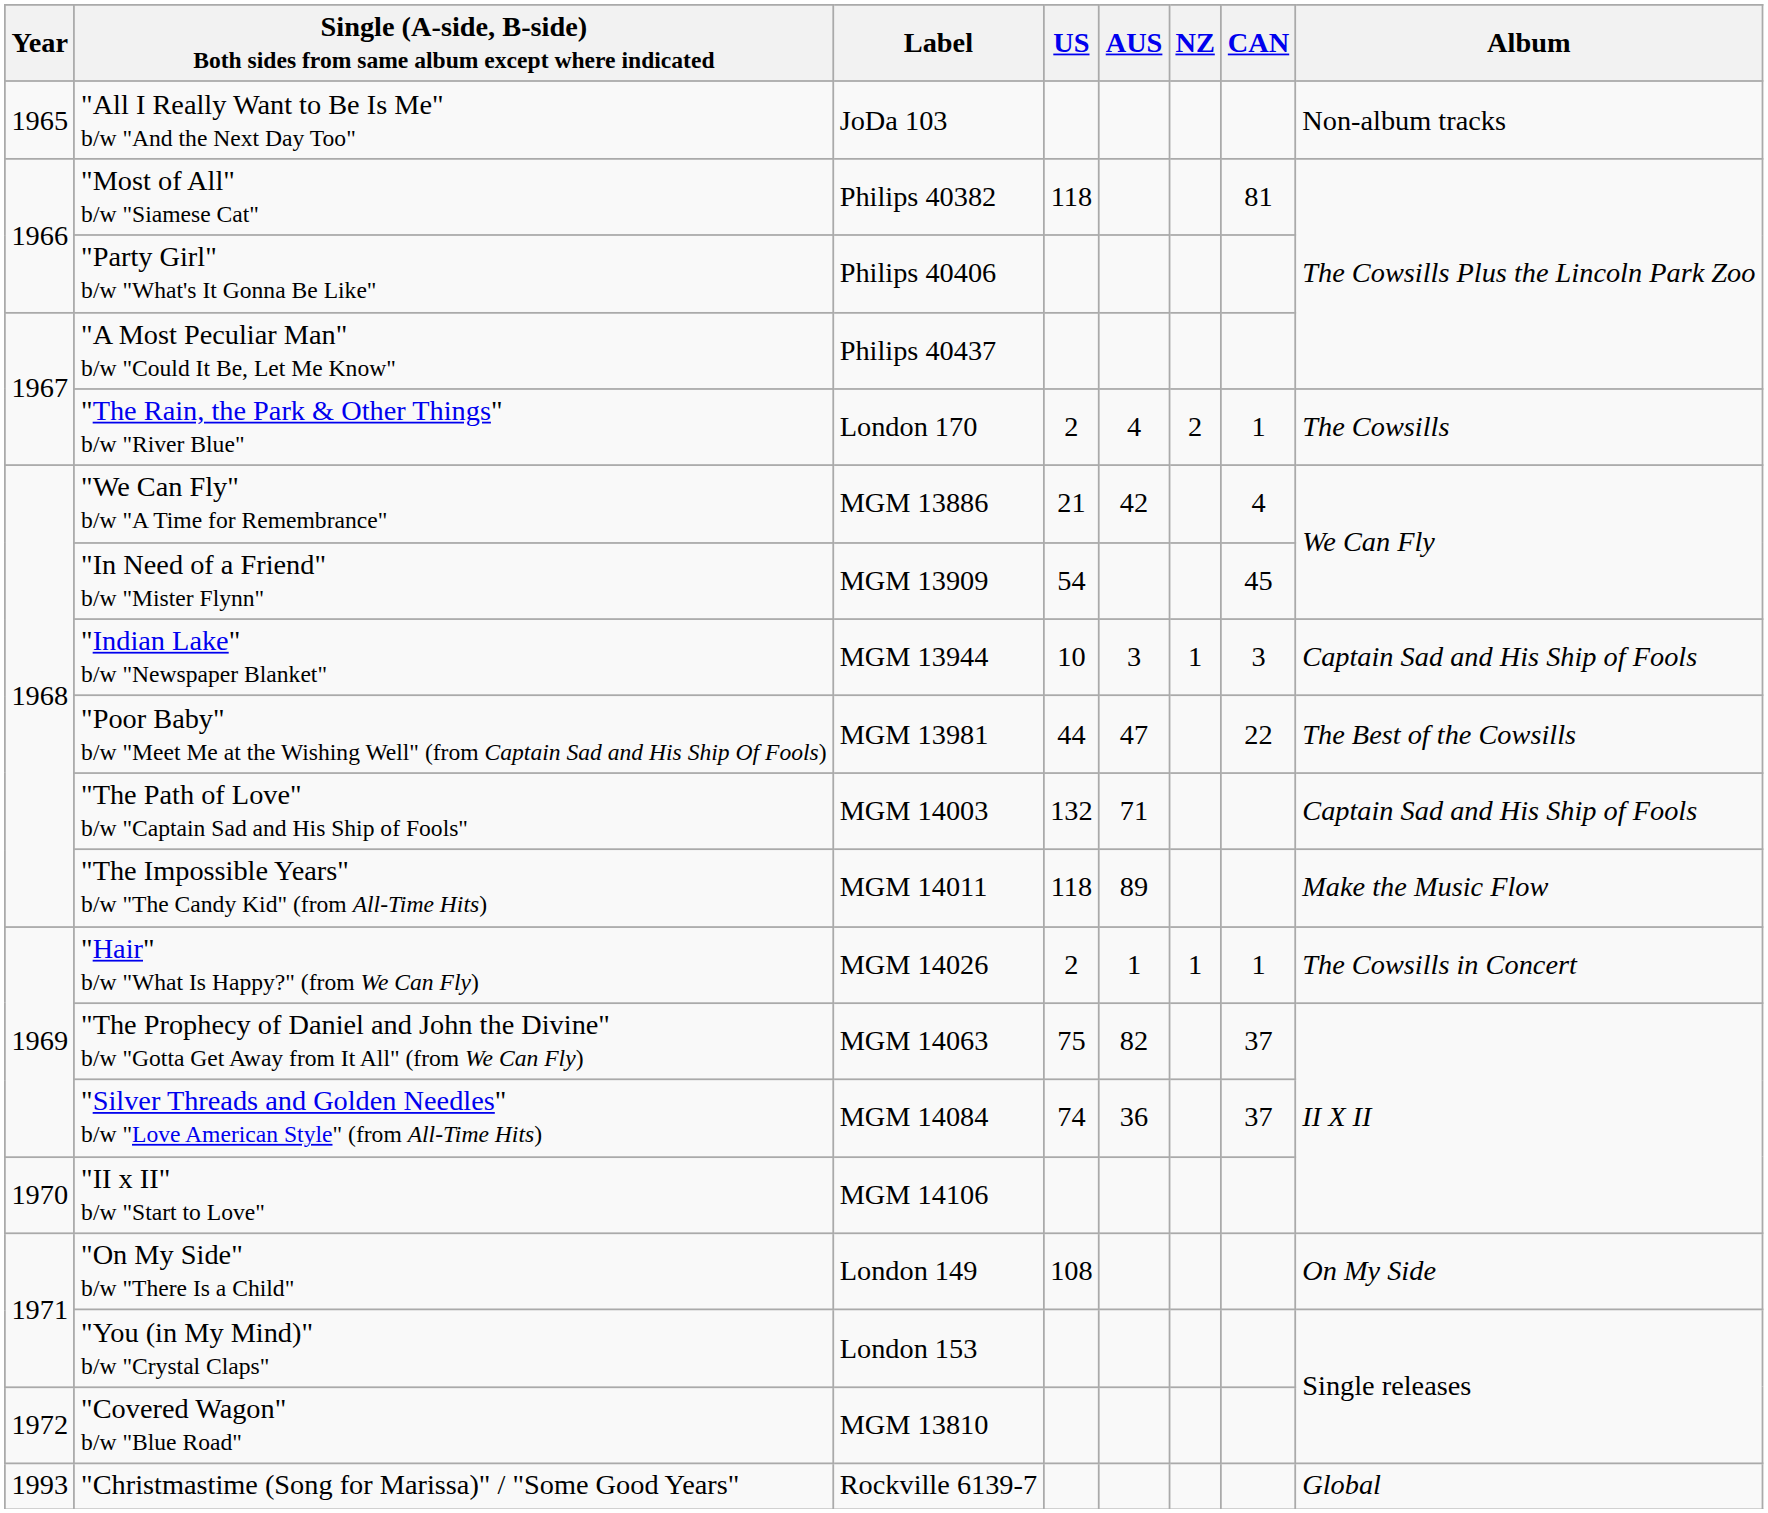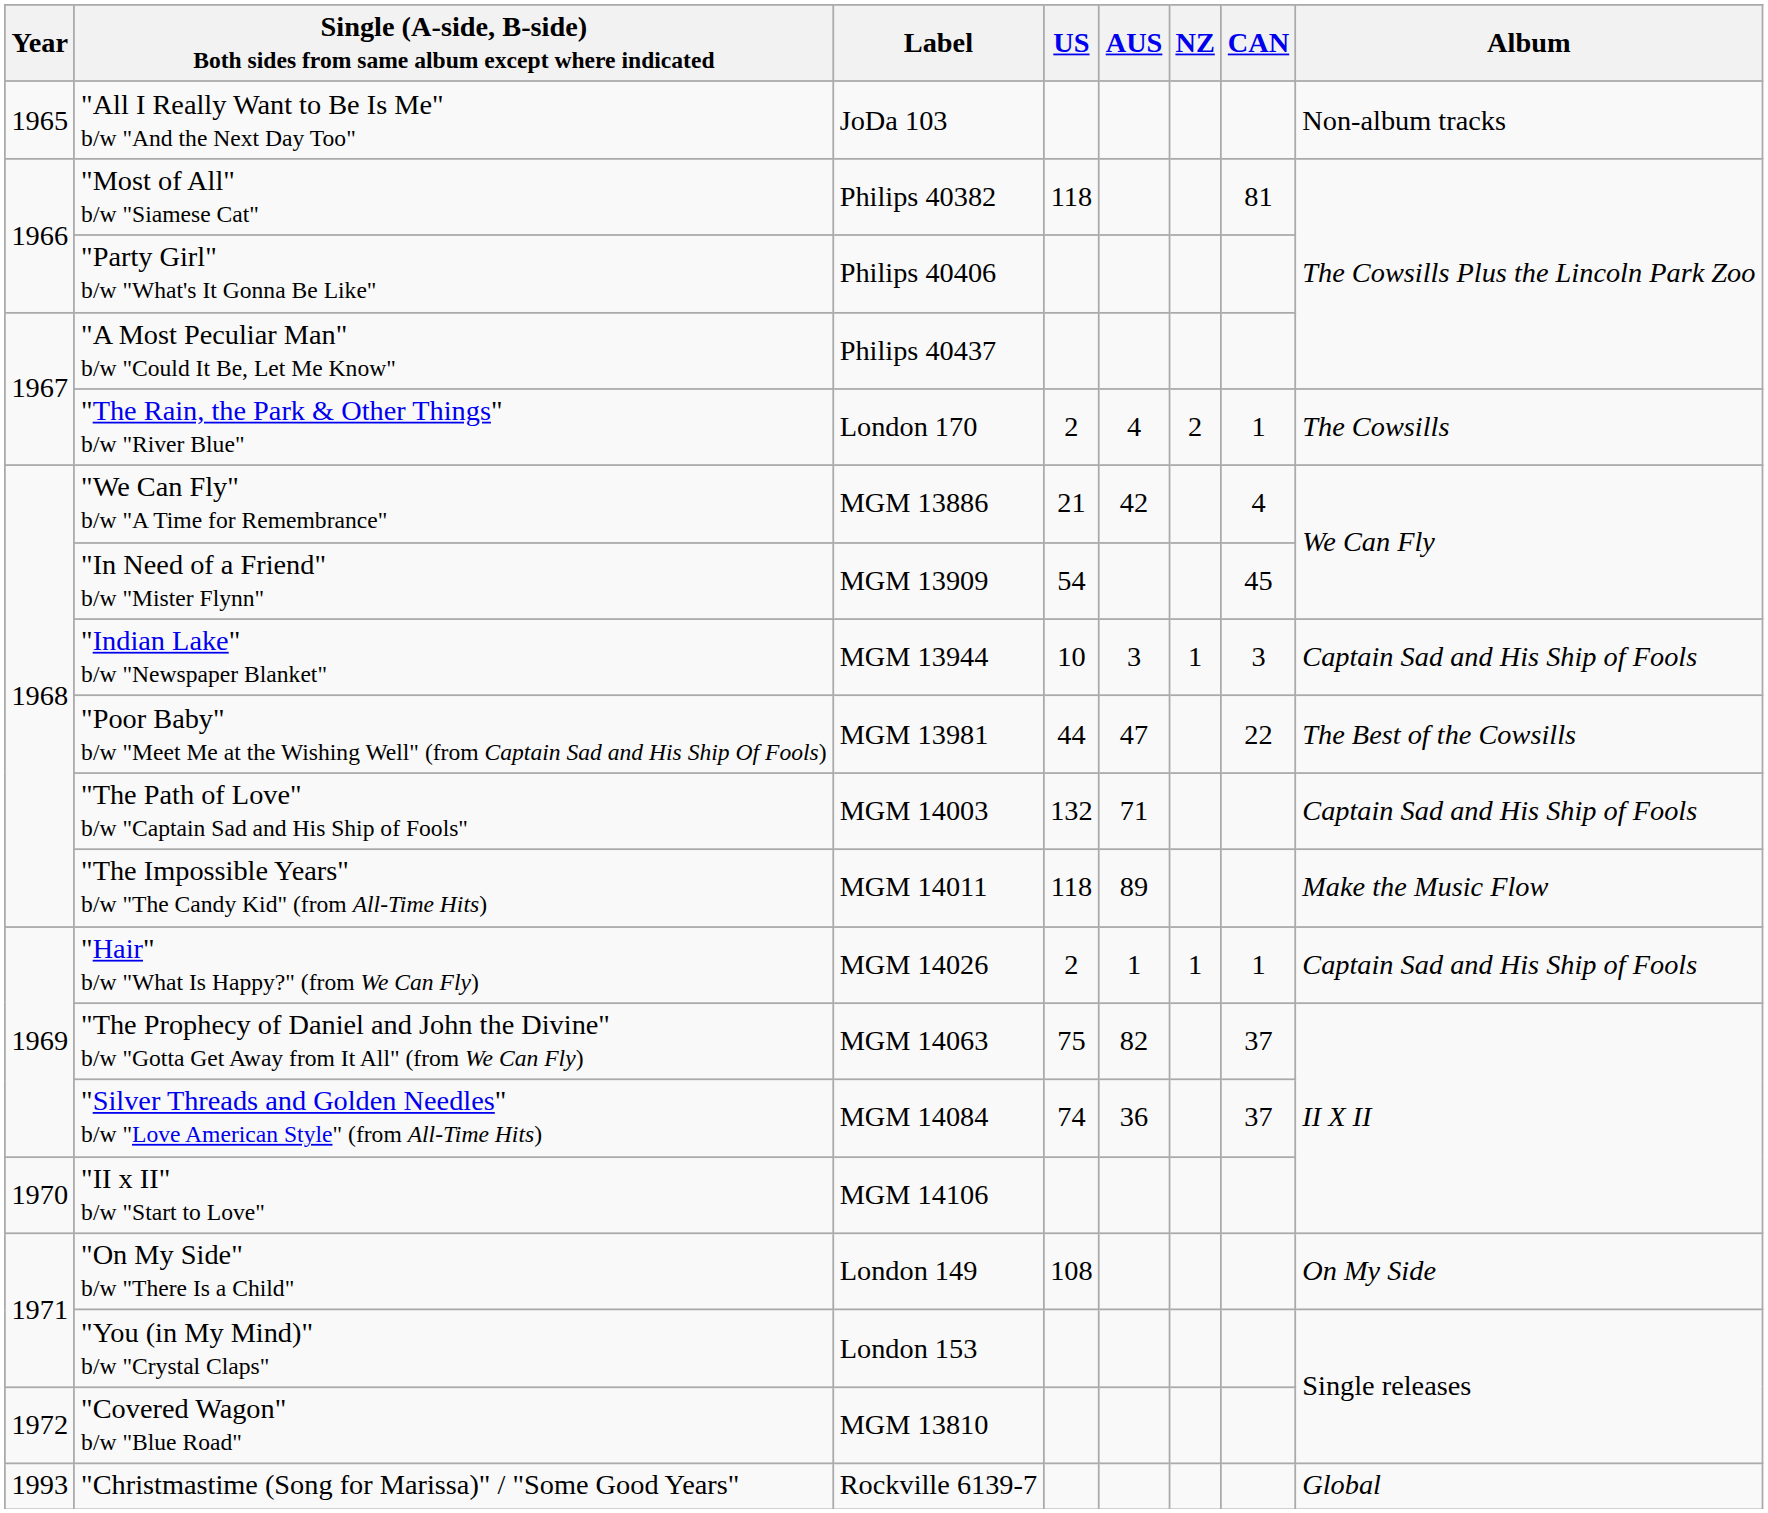(1440, 964) The Cowsills in Concert -> (1500, 964) Captain Sad and His Ship of Fools
